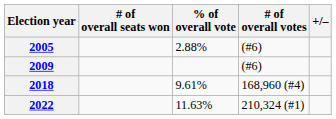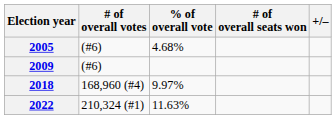columns swapped: (274, 20) <-> (126, 20)
(191, 47) 2.88% -> (168, 47) 4.68%
(191, 85) 9.61% -> (168, 85) 9.97%
